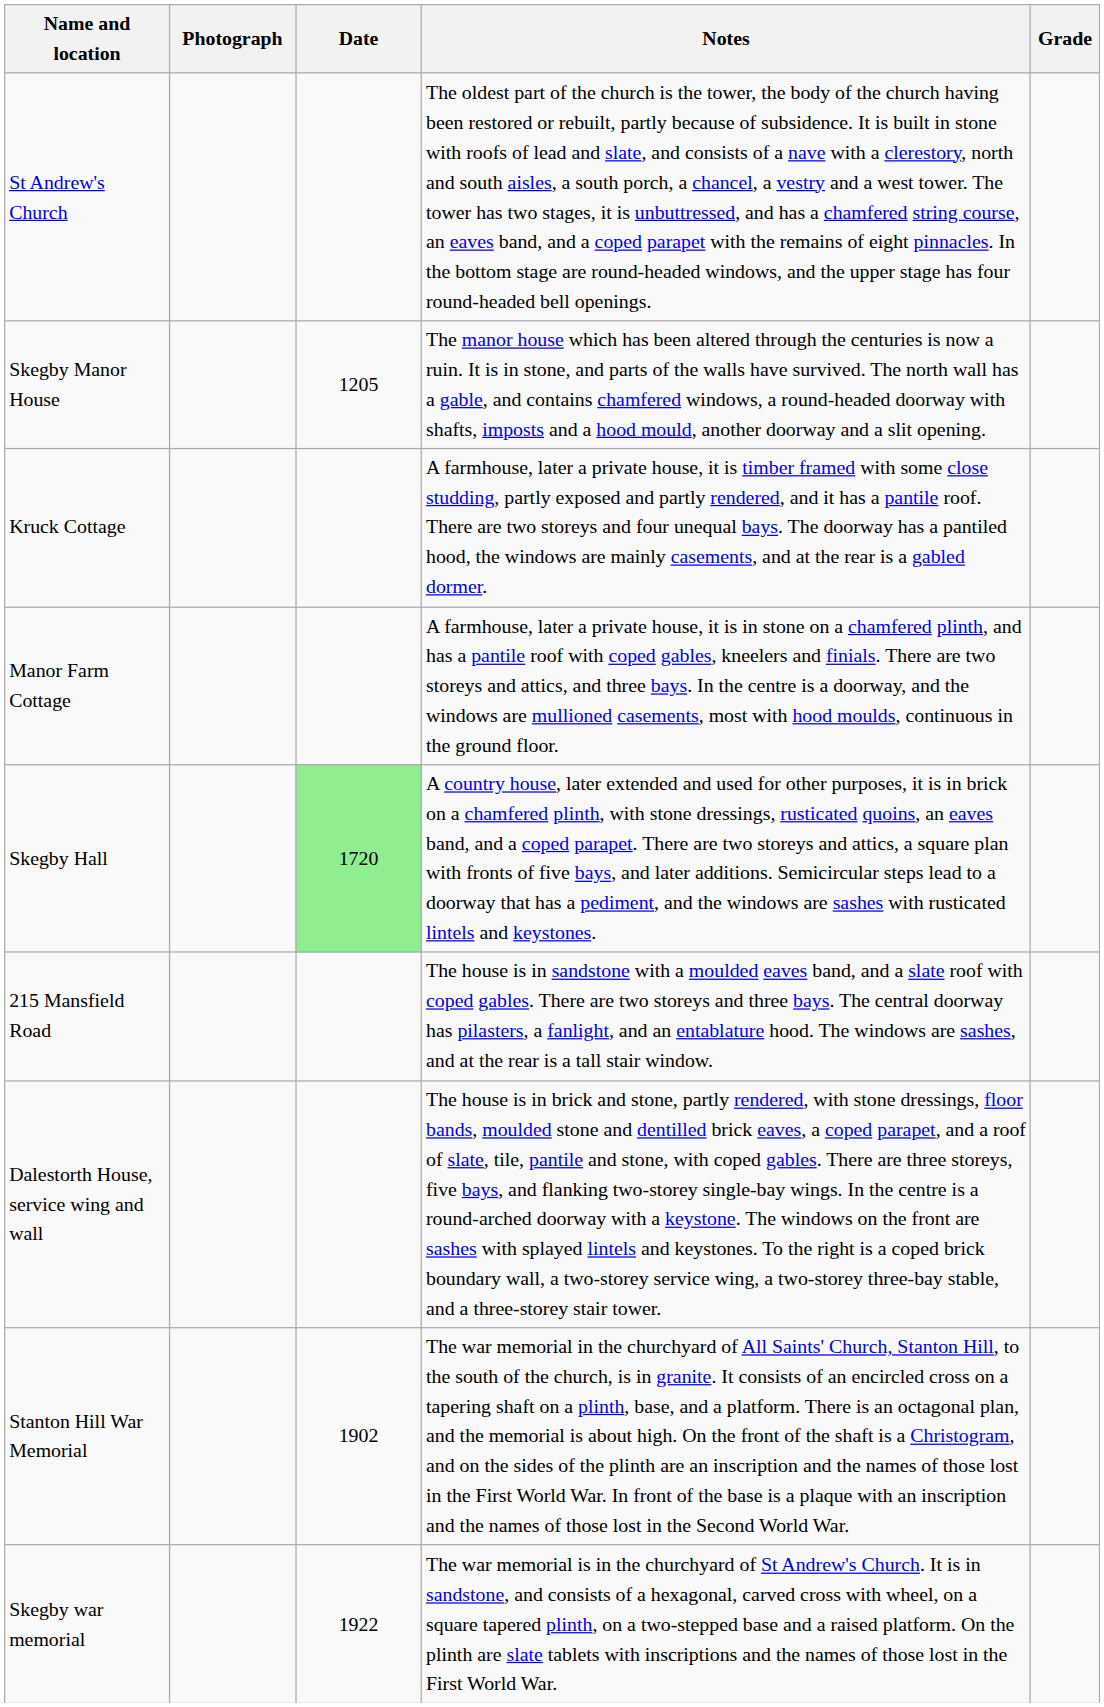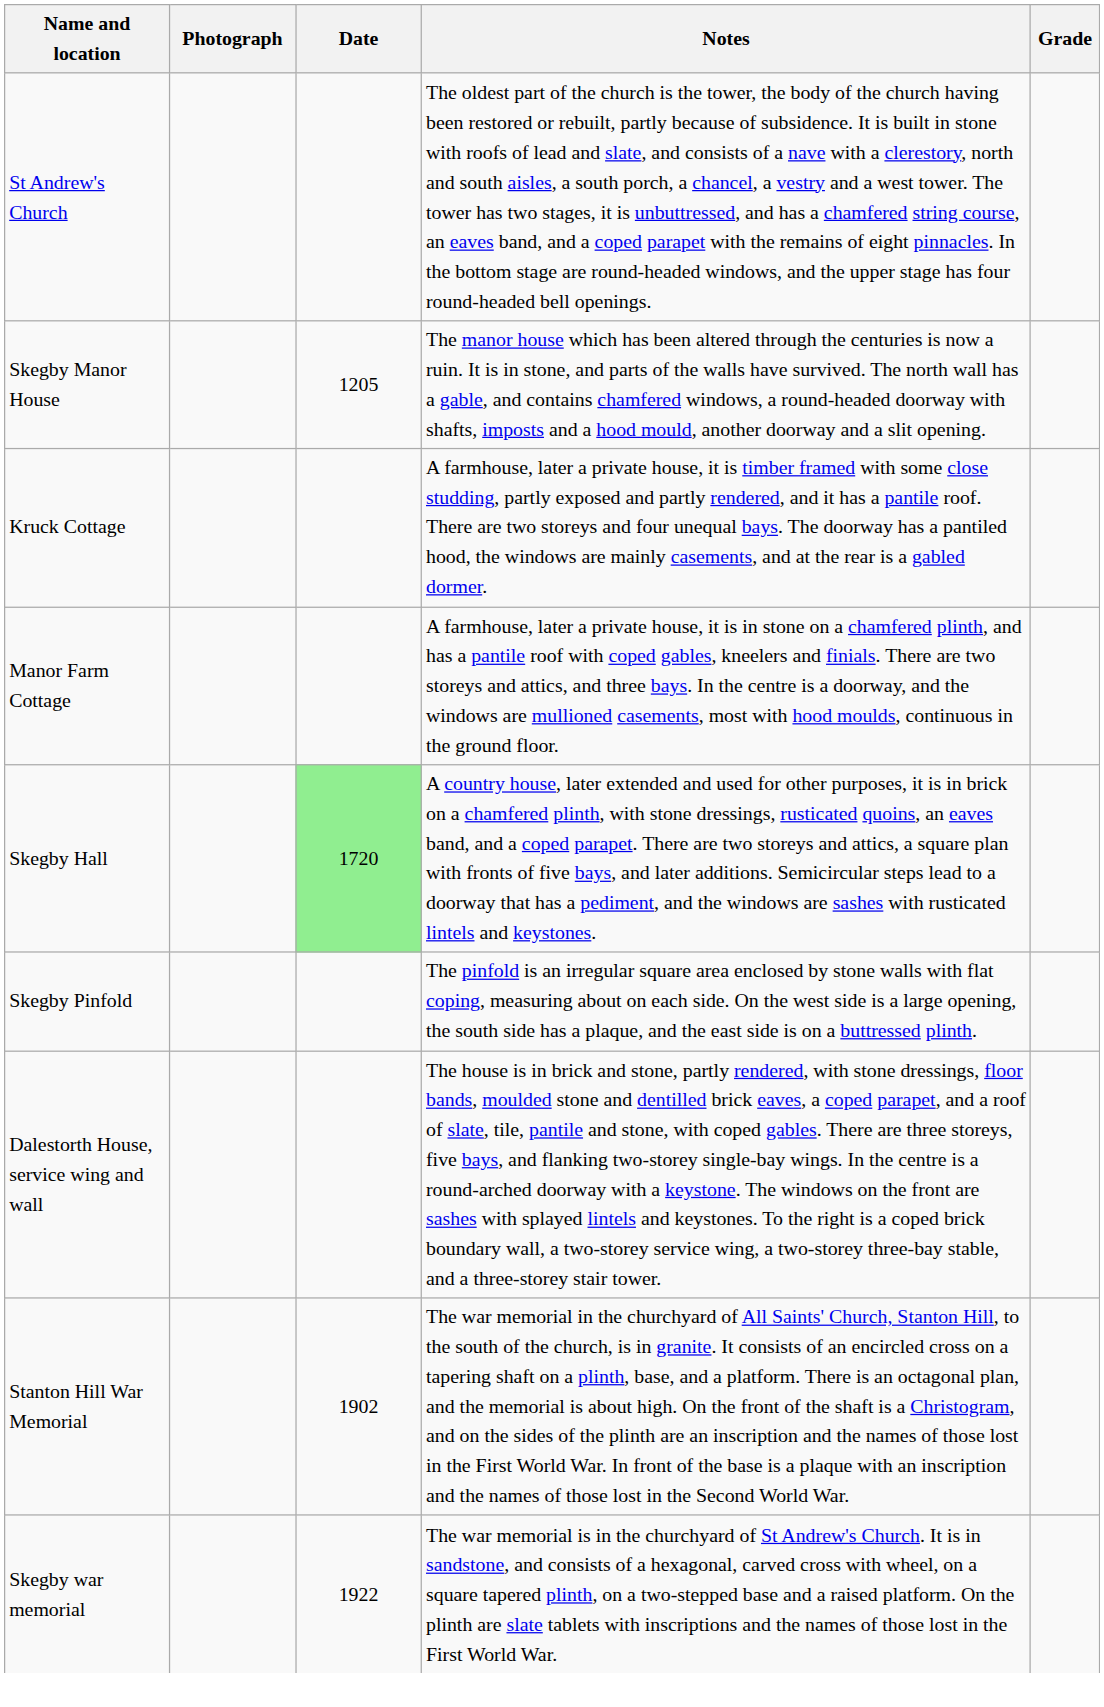+ row: (71, 1001)
- row: (67, 1016)
